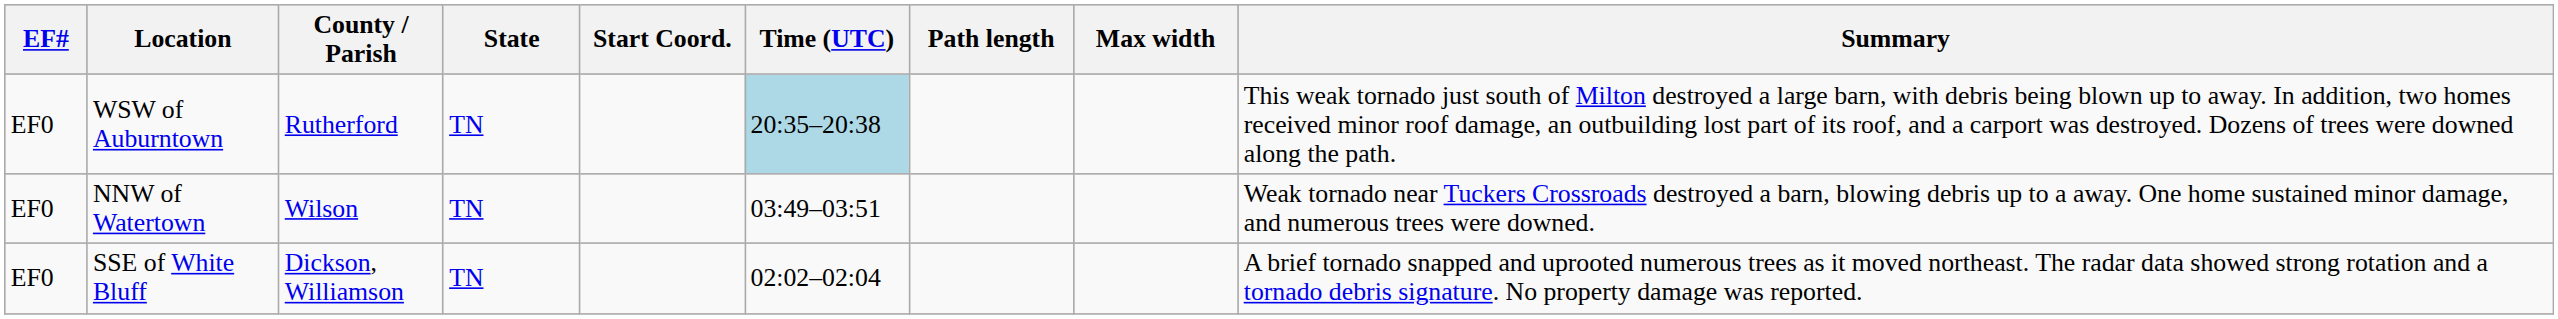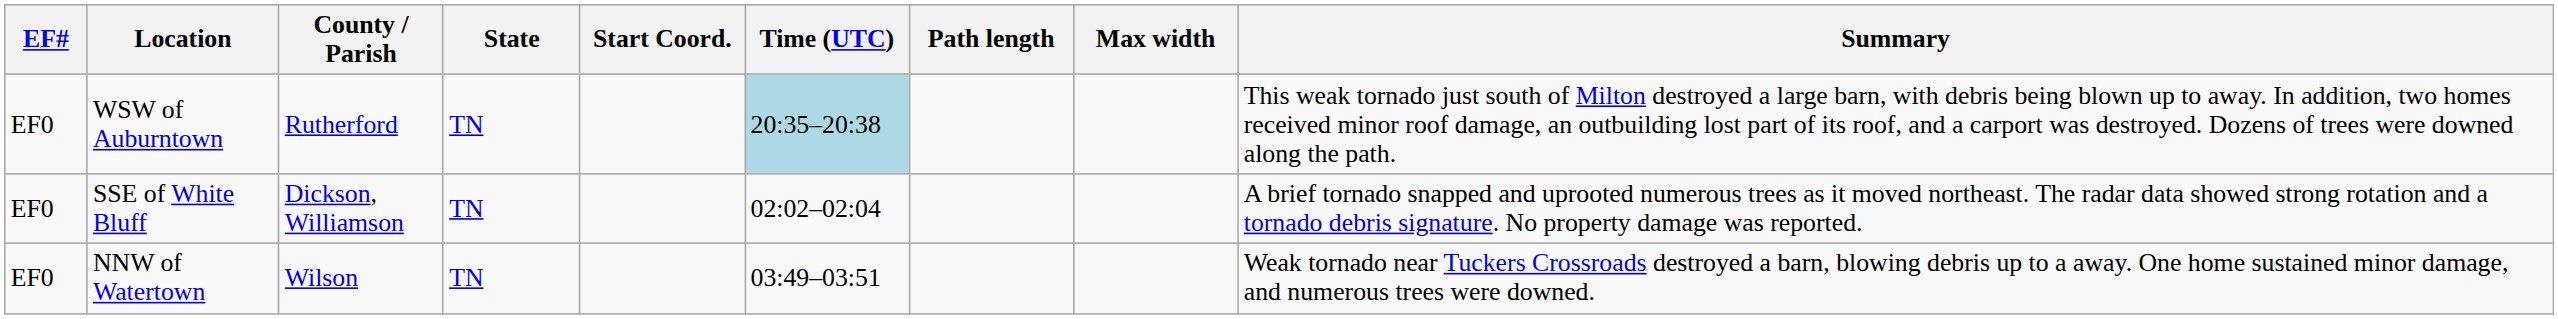rows swapped: (164, 277) <-> (149, 208)
